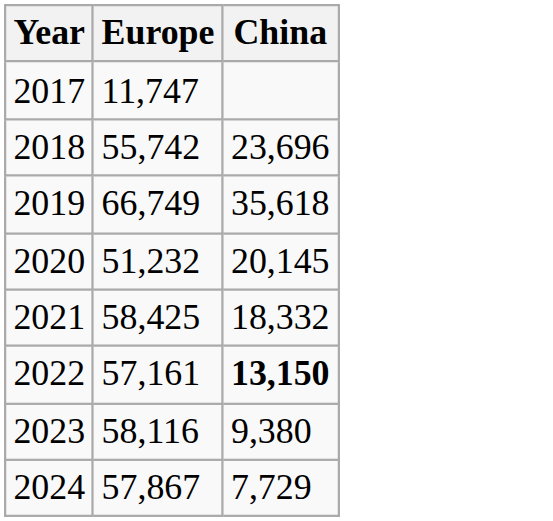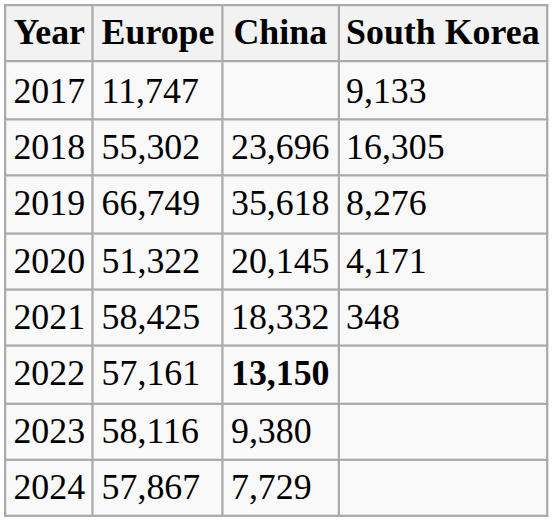+ column: (443, 32)
(151, 146) 55,742 -> (151, 146) 55,302
(151, 260) 51,232 -> (151, 260) 51,322
